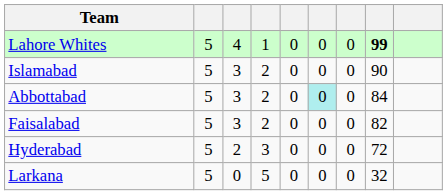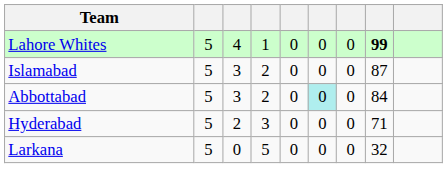(379, 70) 90 -> (379, 70) 87
- row: (44, 123)
(379, 149) 72 -> (379, 123) 71
